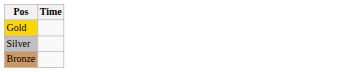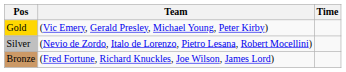+ column: (176, 12)
